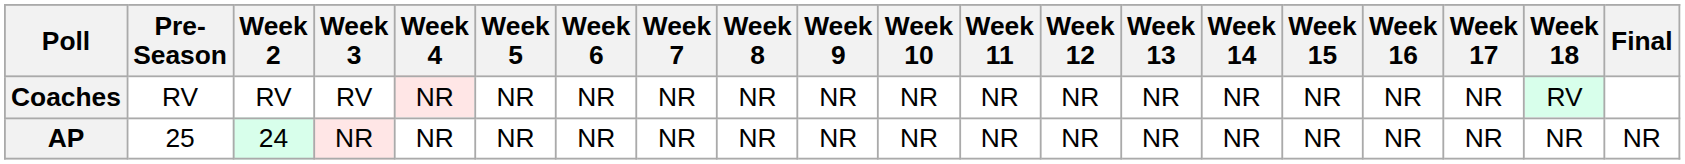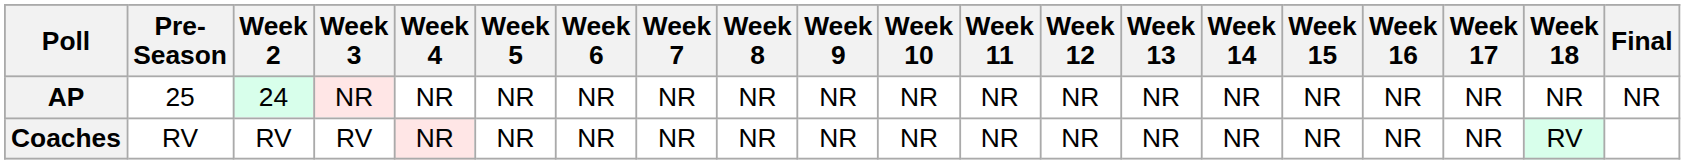rows swapped: (66, 139) <-> (66, 97)
